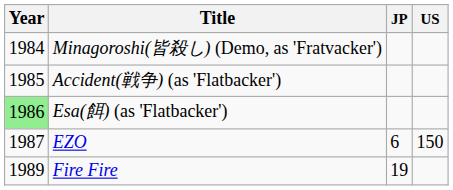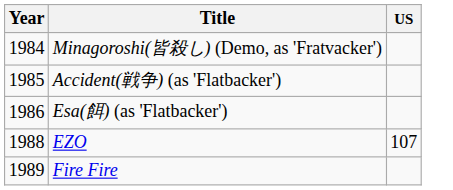- column: (399, 19)
(27, 112) lightgreen background -> (27, 112) no background
(27, 142) 1987 -> (27, 142) 1988
(430, 142) 150 -> (404, 142) 107
